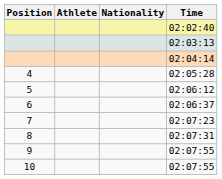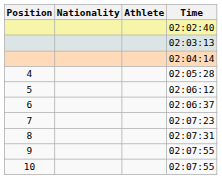columns swapped: (77, 12) <-> (133, 12)
